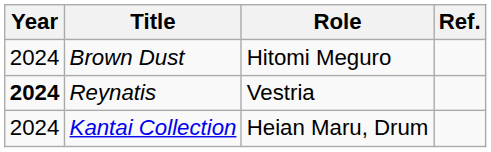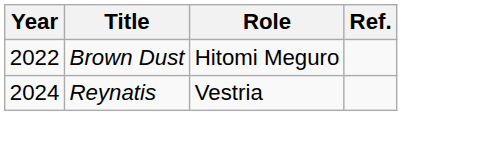(35, 57) 2024 -> (35, 57) 2022
(35, 92) bold -> (35, 92) normal
- row: (153, 127)
